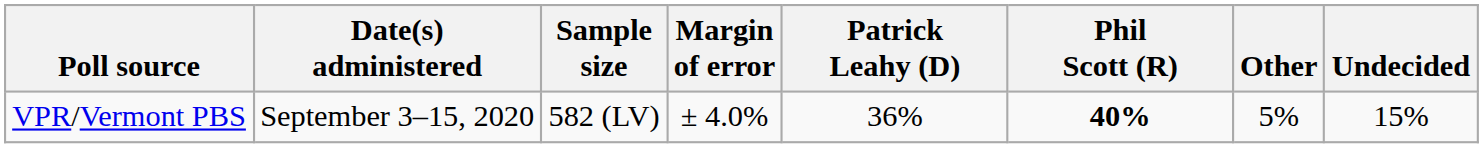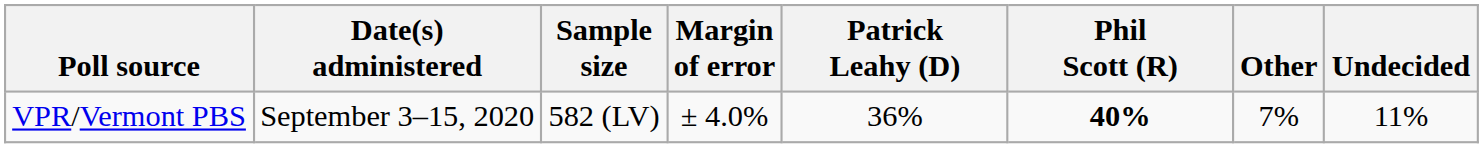(1279, 115) 5% -> (1279, 115) 7%
(1401, 115) 15% -> (1401, 115) 11%
